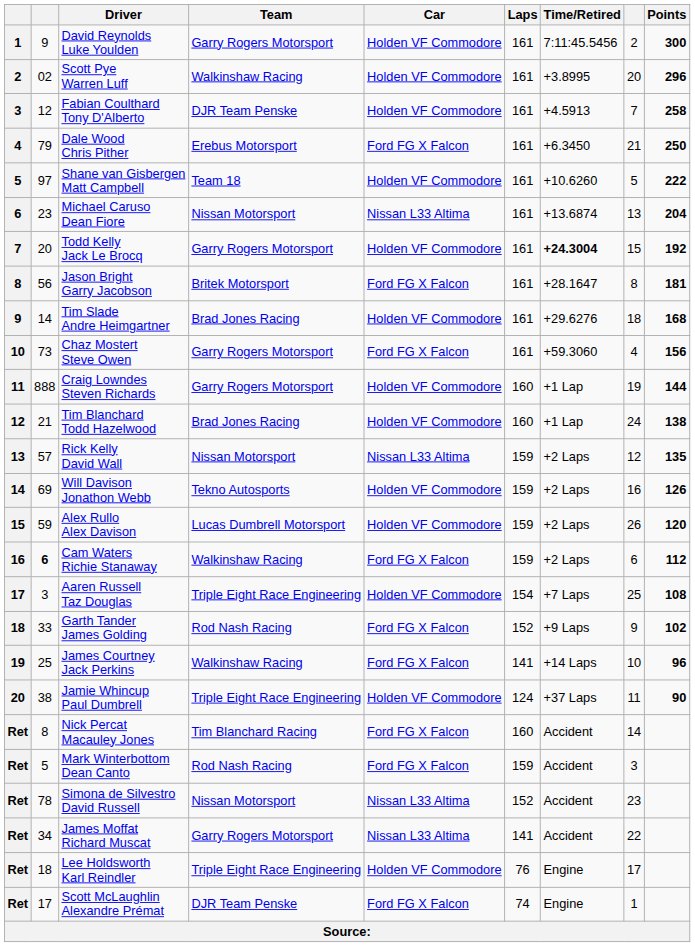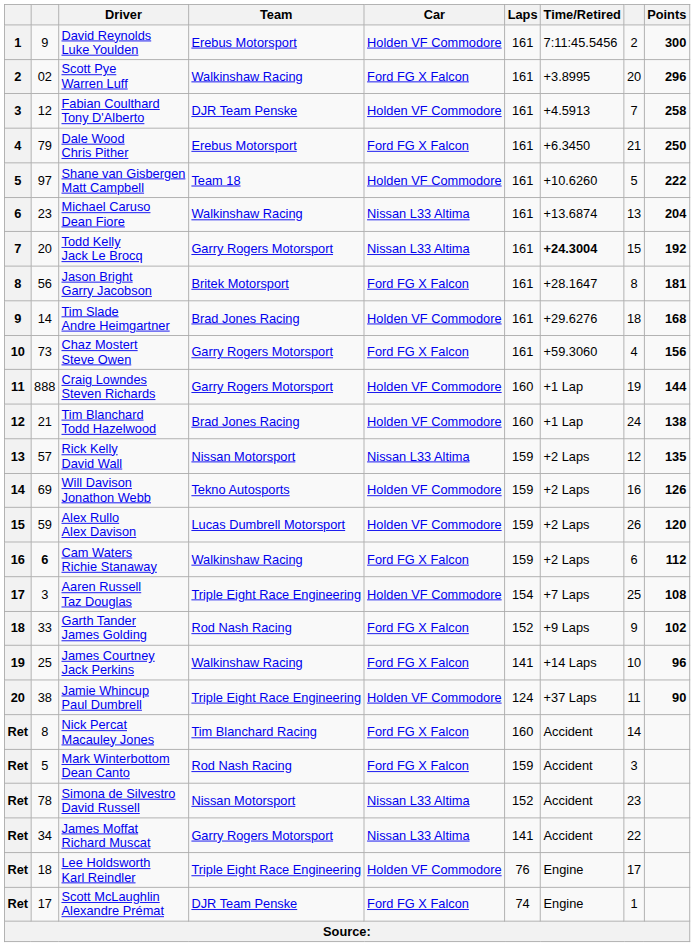(262, 42) Garry Rogers Motorsport -> (244, 42) Erebus Motorsport
(434, 77) Holden VF Commodore -> (418, 77) Ford FG X Falcon
(243, 215) Nissan Motorsport -> (247, 215) Walkinshaw Racing
(434, 249) Holden VF Commodore -> (418, 249) Nissan L33 Altima
